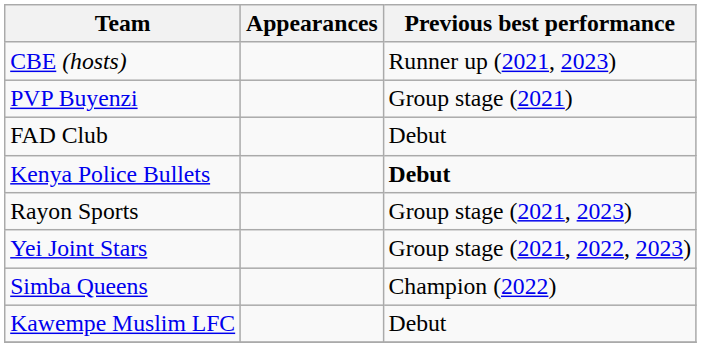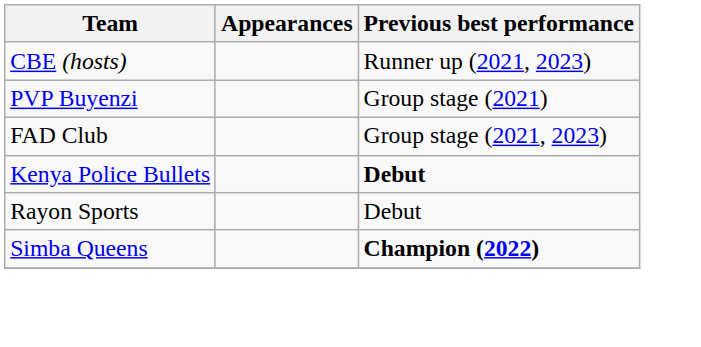(417, 135) Debut -> (485, 135) Group stage (2021, 2023)
(510, 211) Group stage (2021, 2023) -> (392, 211) Debut
- row: (79, 248)
(472, 286) normal -> (451, 248) bold
- row: (123, 323)
